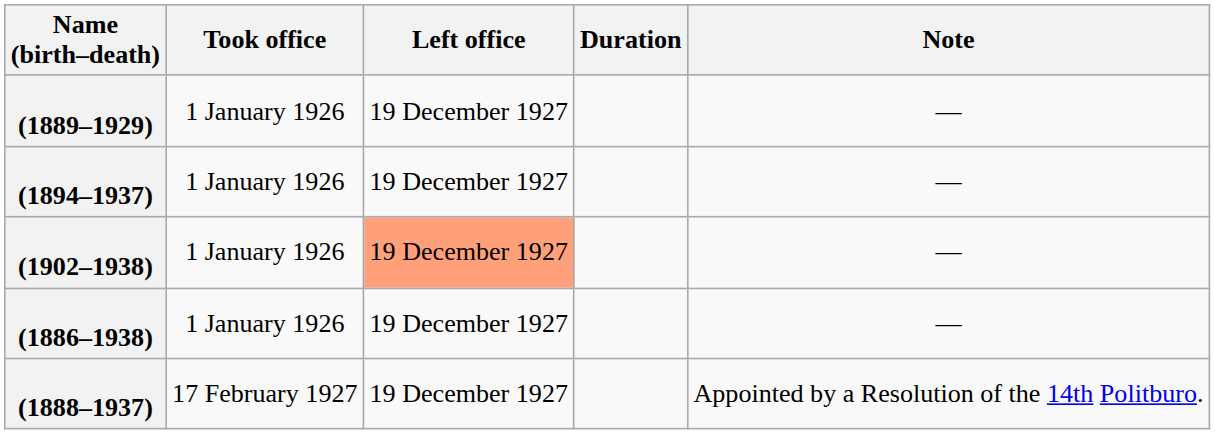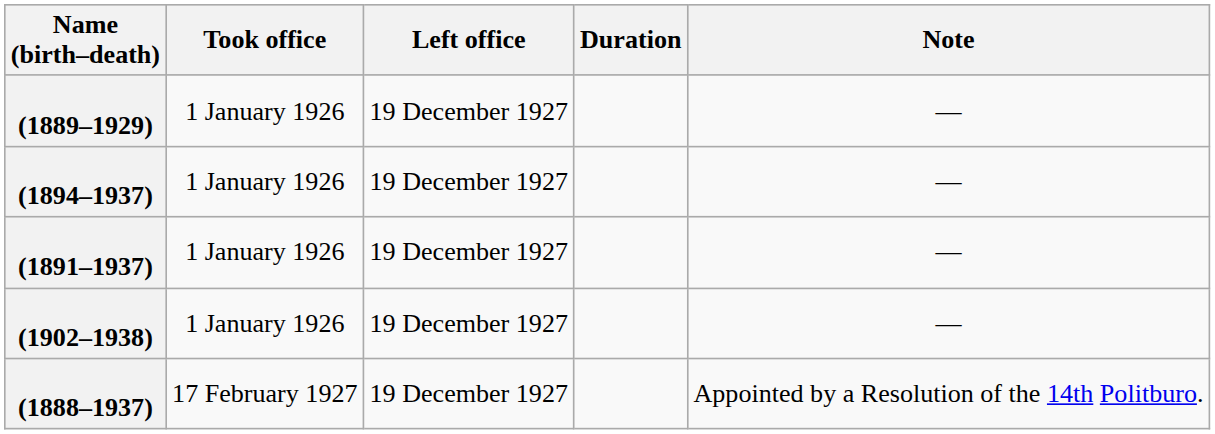+ row: (85, 266)
(469, 251) lightsalmon background -> (469, 322) no background
- row: (85, 337)
